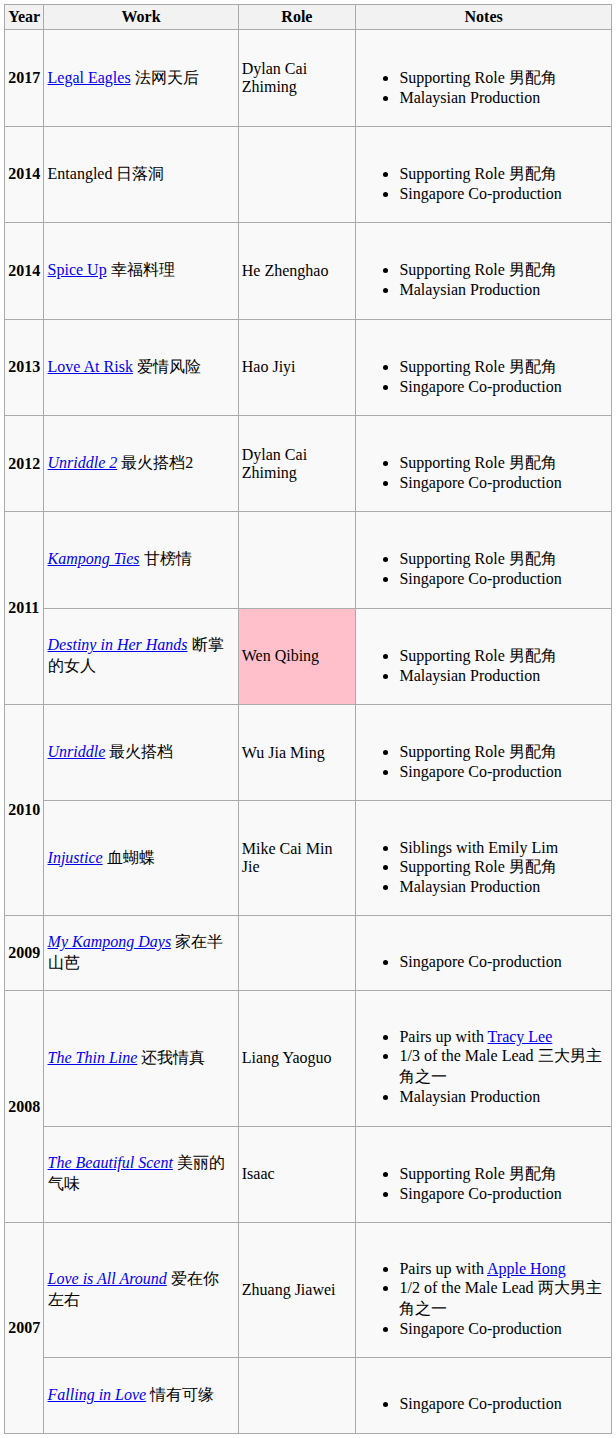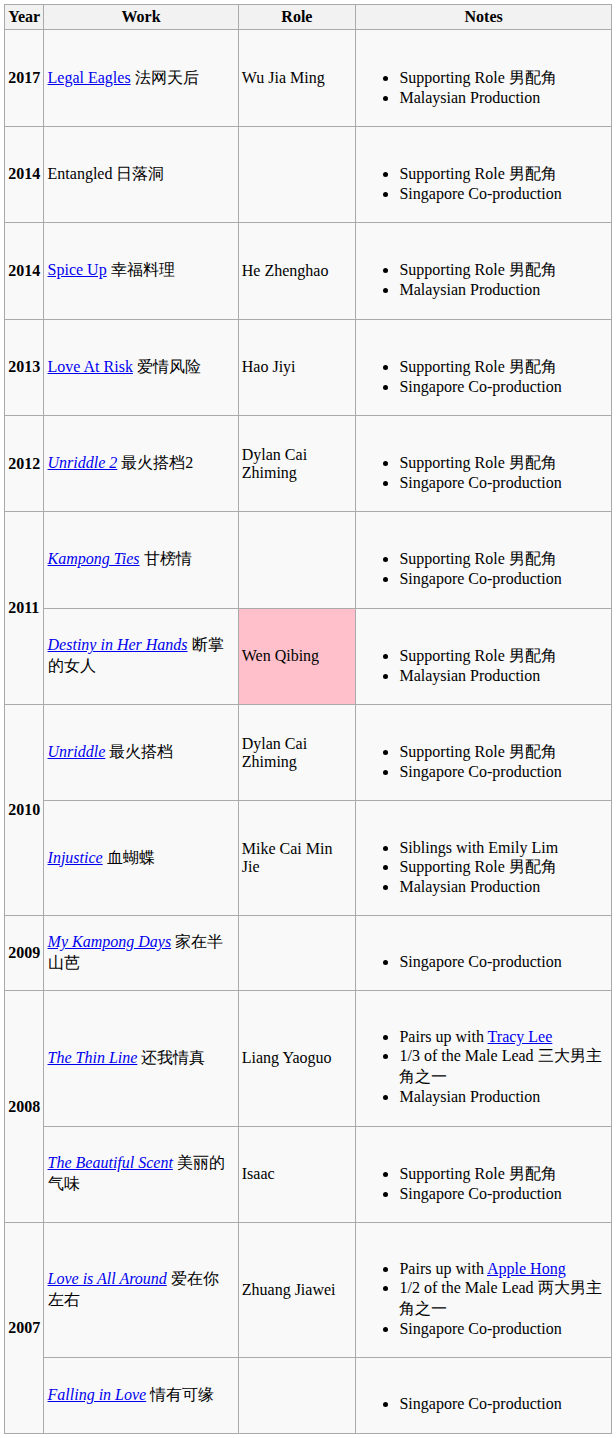(274, 78) Dylan Cai Zhiming -> (283, 78) Wu Jia Ming
(283, 752) Wu Jia Ming -> (274, 752) Dylan Cai Zhiming
